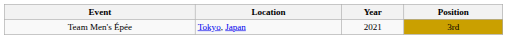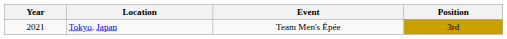columns swapped: (373, 12) <-> (100, 12)
